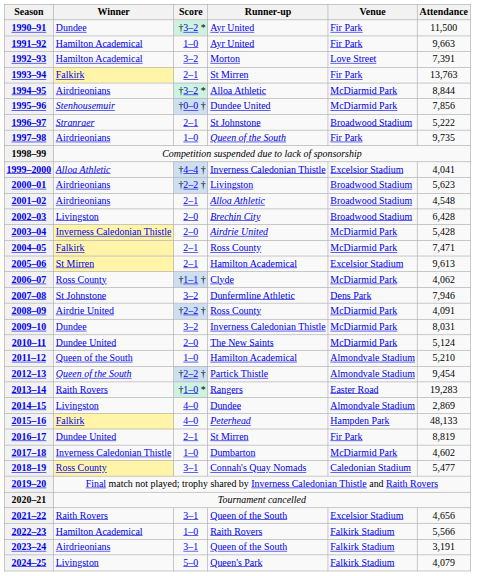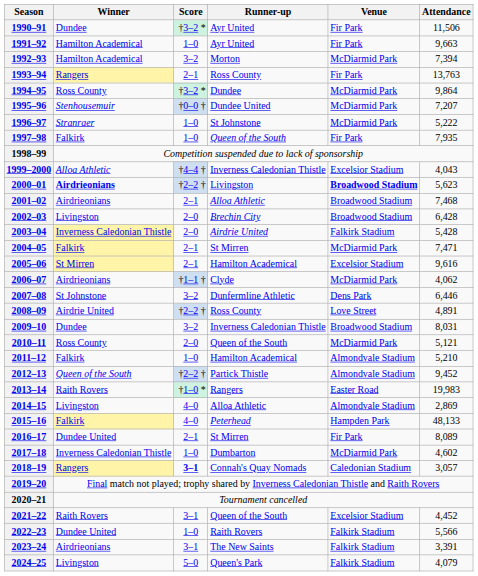(444, 28) 11,500 -> (446, 28) 11,506
(353, 59) Love Street -> (364, 59) McDiarmid Park
(444, 59) 7,391 -> (446, 59) 7,394
(70, 75) Falkirk -> (72, 75) Rangers
(229, 75) St Mirren -> (236, 75) Ross County
(83, 91) Airdrieonians -> (81, 91) Ross County
(238, 91) Alloa Athletic -> (226, 91) Dundee
(444, 91) 8,844 -> (446, 91) 9,864
(444, 106) 7,856 -> (446, 106) 7,207
(191, 122) 2–1 -> (191, 122) 1–0
(371, 122) Broadwood Stadium -> (364, 122) McDiarmid Park
(83, 138) Airdrieonians -> (70, 138) Falkirk
(444, 138) 9,735 -> (446, 138) 7,935
(444, 169) 4,041 -> (446, 169) 4,043
(83, 185) normal -> (85, 185) bold
(371, 185) normal -> (374, 185) bold
(444, 201) 4,548 -> (446, 201) 7,468
(364, 232) McDiarmid Park -> (362, 232) Falkirk Stadium
(236, 248) Ross County -> (229, 248) St Mirren
(444, 264) 9,613 -> (446, 264) 9,616
(81, 279) Ross County -> (83, 279) Airdrieonians
(444, 295) 7,946 -> (446, 295) 6,446
(364, 311) McDiarmid Park -> (353, 311) Love Street
(444, 311) 4,091 -> (446, 311) 4,891
(364, 327) McDiarmid Park -> (371, 327) Broadwood Stadium
(86, 342) Dundee United -> (81, 342) Ross County
(242, 342) The New Saints -> (249, 342) Queen of the South
(444, 342) 5,124 -> (446, 342) 5,121
(94, 358) Queen of the South -> (70, 358) Falkirk
(444, 374) 9,454 -> (446, 374) 9,452
(444, 389) 19,283 -> (446, 389) 19,983
(226, 405) Dundee -> (238, 405) Alloa Athletic
(444, 437) 8,819 -> (446, 437) 8,089
(81, 468) Ross County -> (72, 468) Rangers
(191, 468) normal -> (191, 468) bold
(444, 468) 5,477 -> (446, 468) 3,057
(444, 515) 4,656 -> (446, 515) 4,452
(99, 531) Hamilton Academical -> (86, 531) Dundee United
(249, 547) Queen of the South -> (242, 547) The New Saints
(444, 547) 3,191 -> (446, 547) 3,391
